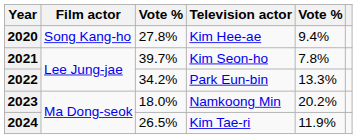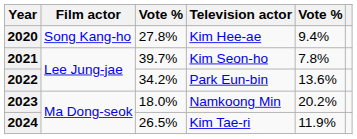(317, 79) 13.3% -> (317, 79) 13.6%
